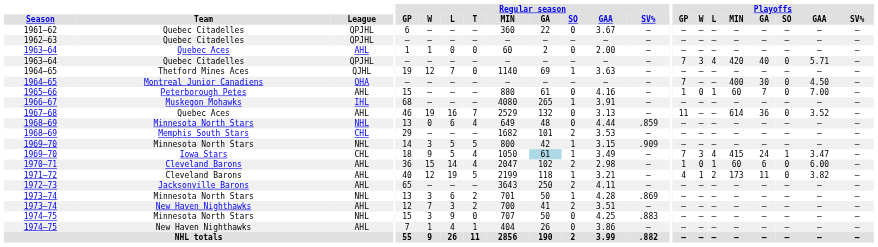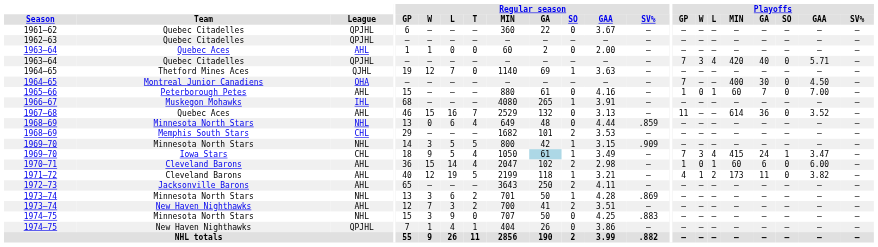(430, 113) 19 -> (430, 113) 15
(362, 227) AHL -> (362, 227) QPJHL
